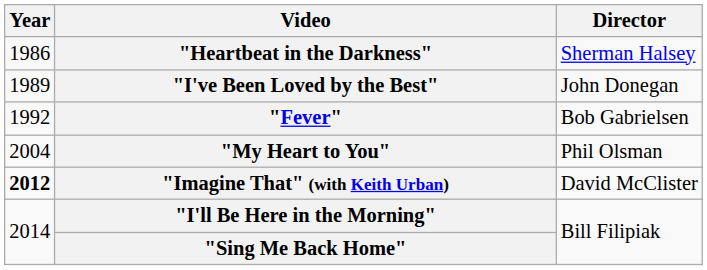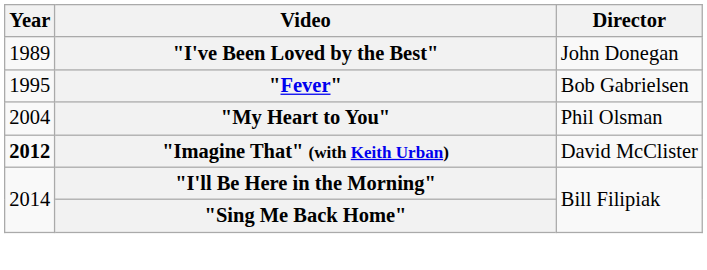- row: (306, 53)
(30, 118) 1992 -> (30, 85) 1995
